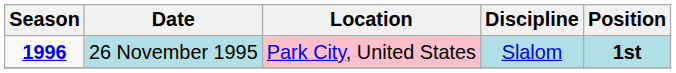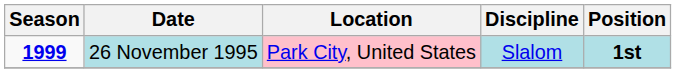(44, 51) 1996 -> (44, 51) 1999
